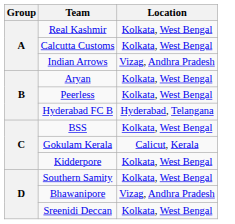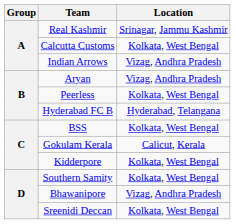(167, 29) Kolkata, West Bengal -> (174, 29) Srinagar, Jammu Kashmir
(167, 78) Kolkata, West Bengal -> (174, 78) Vizag, Andhra Pradesh
